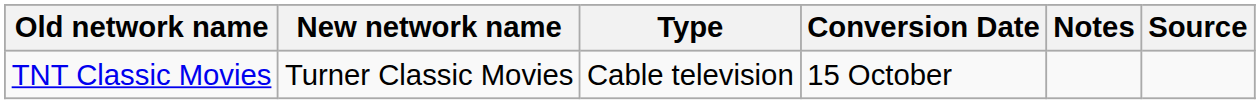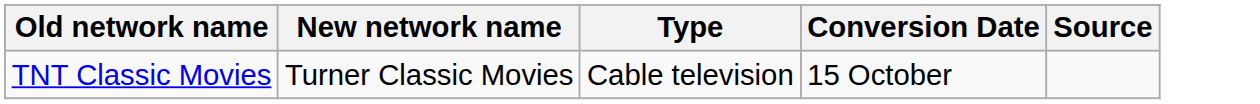- column: (1094, 27)
